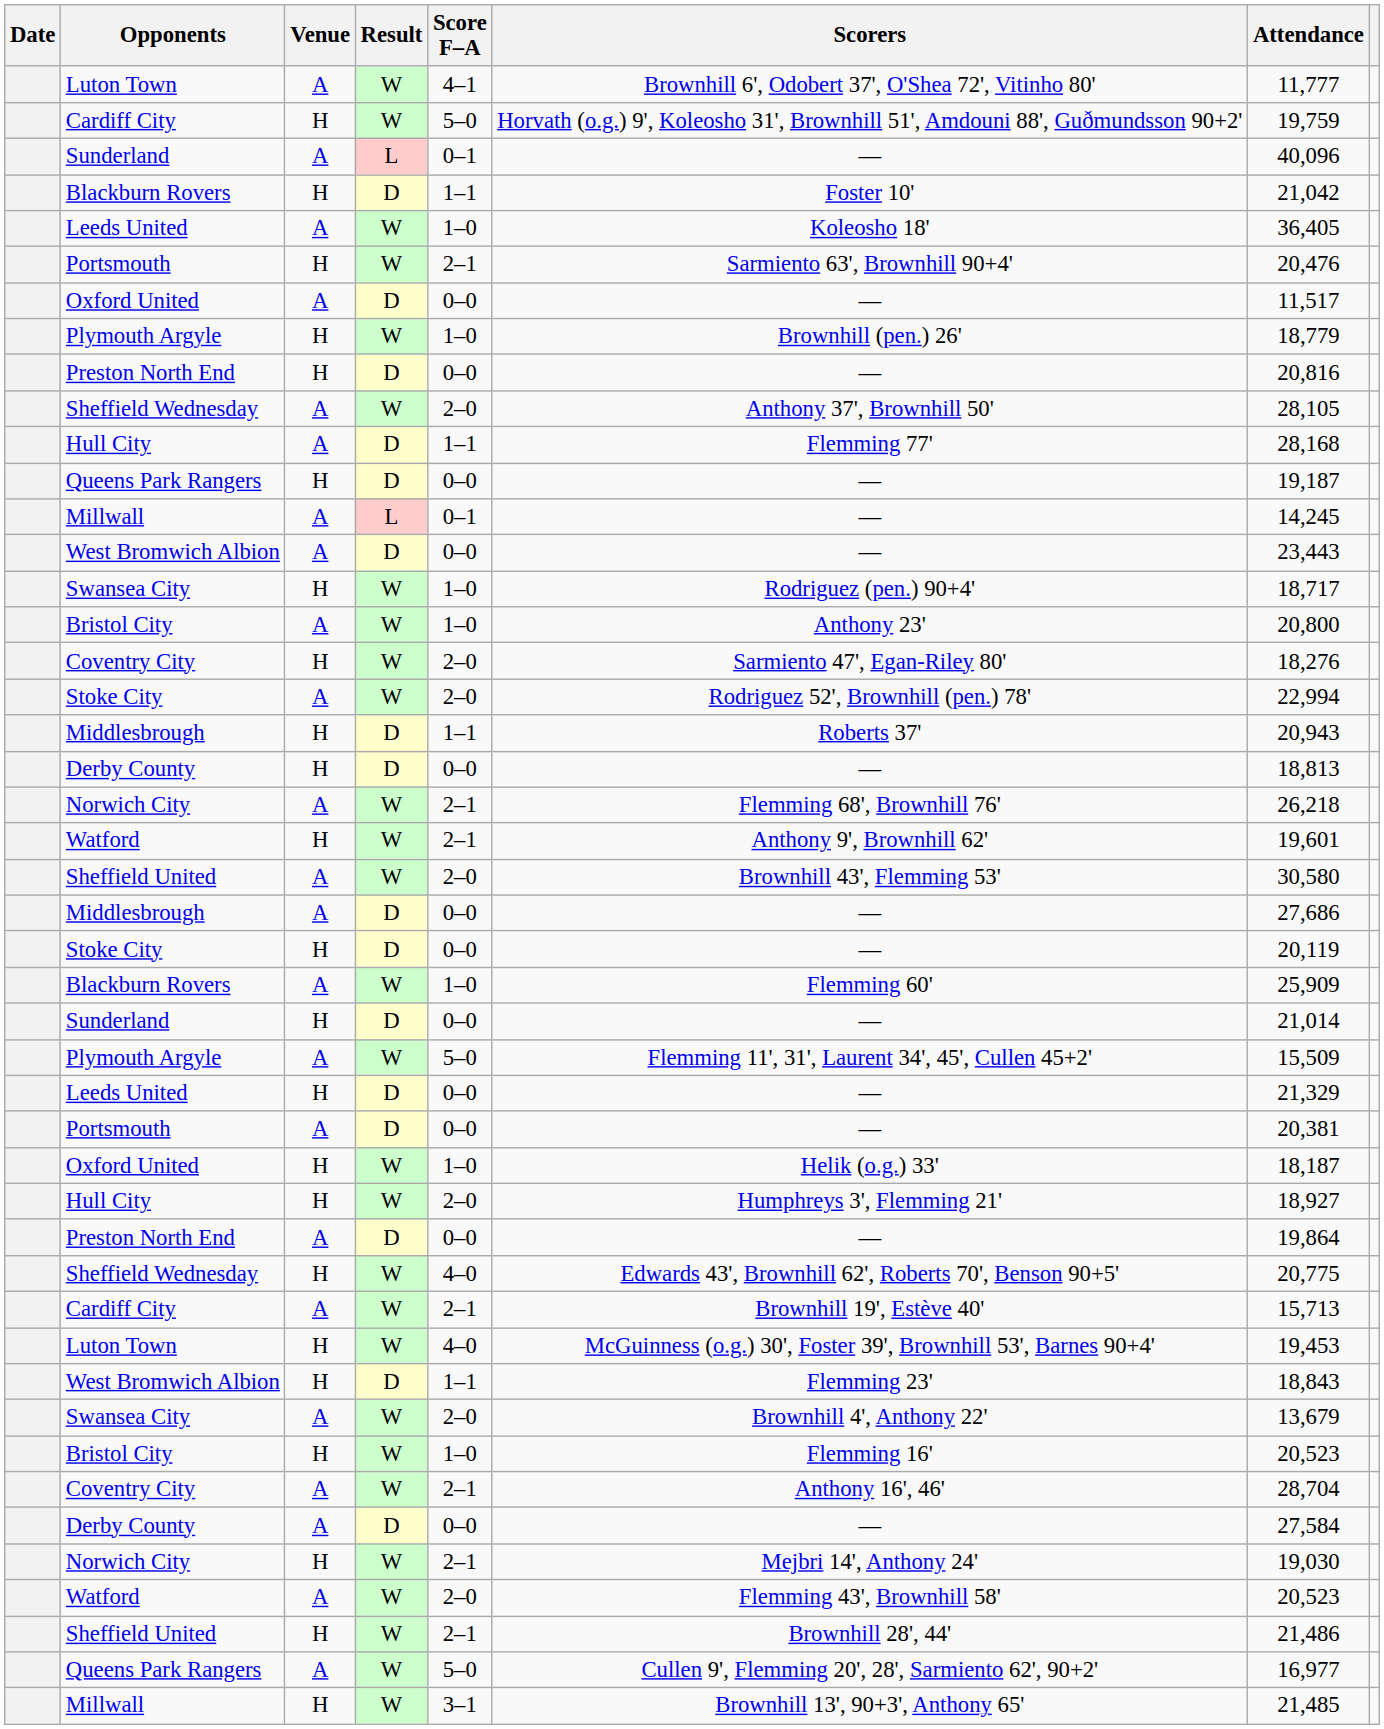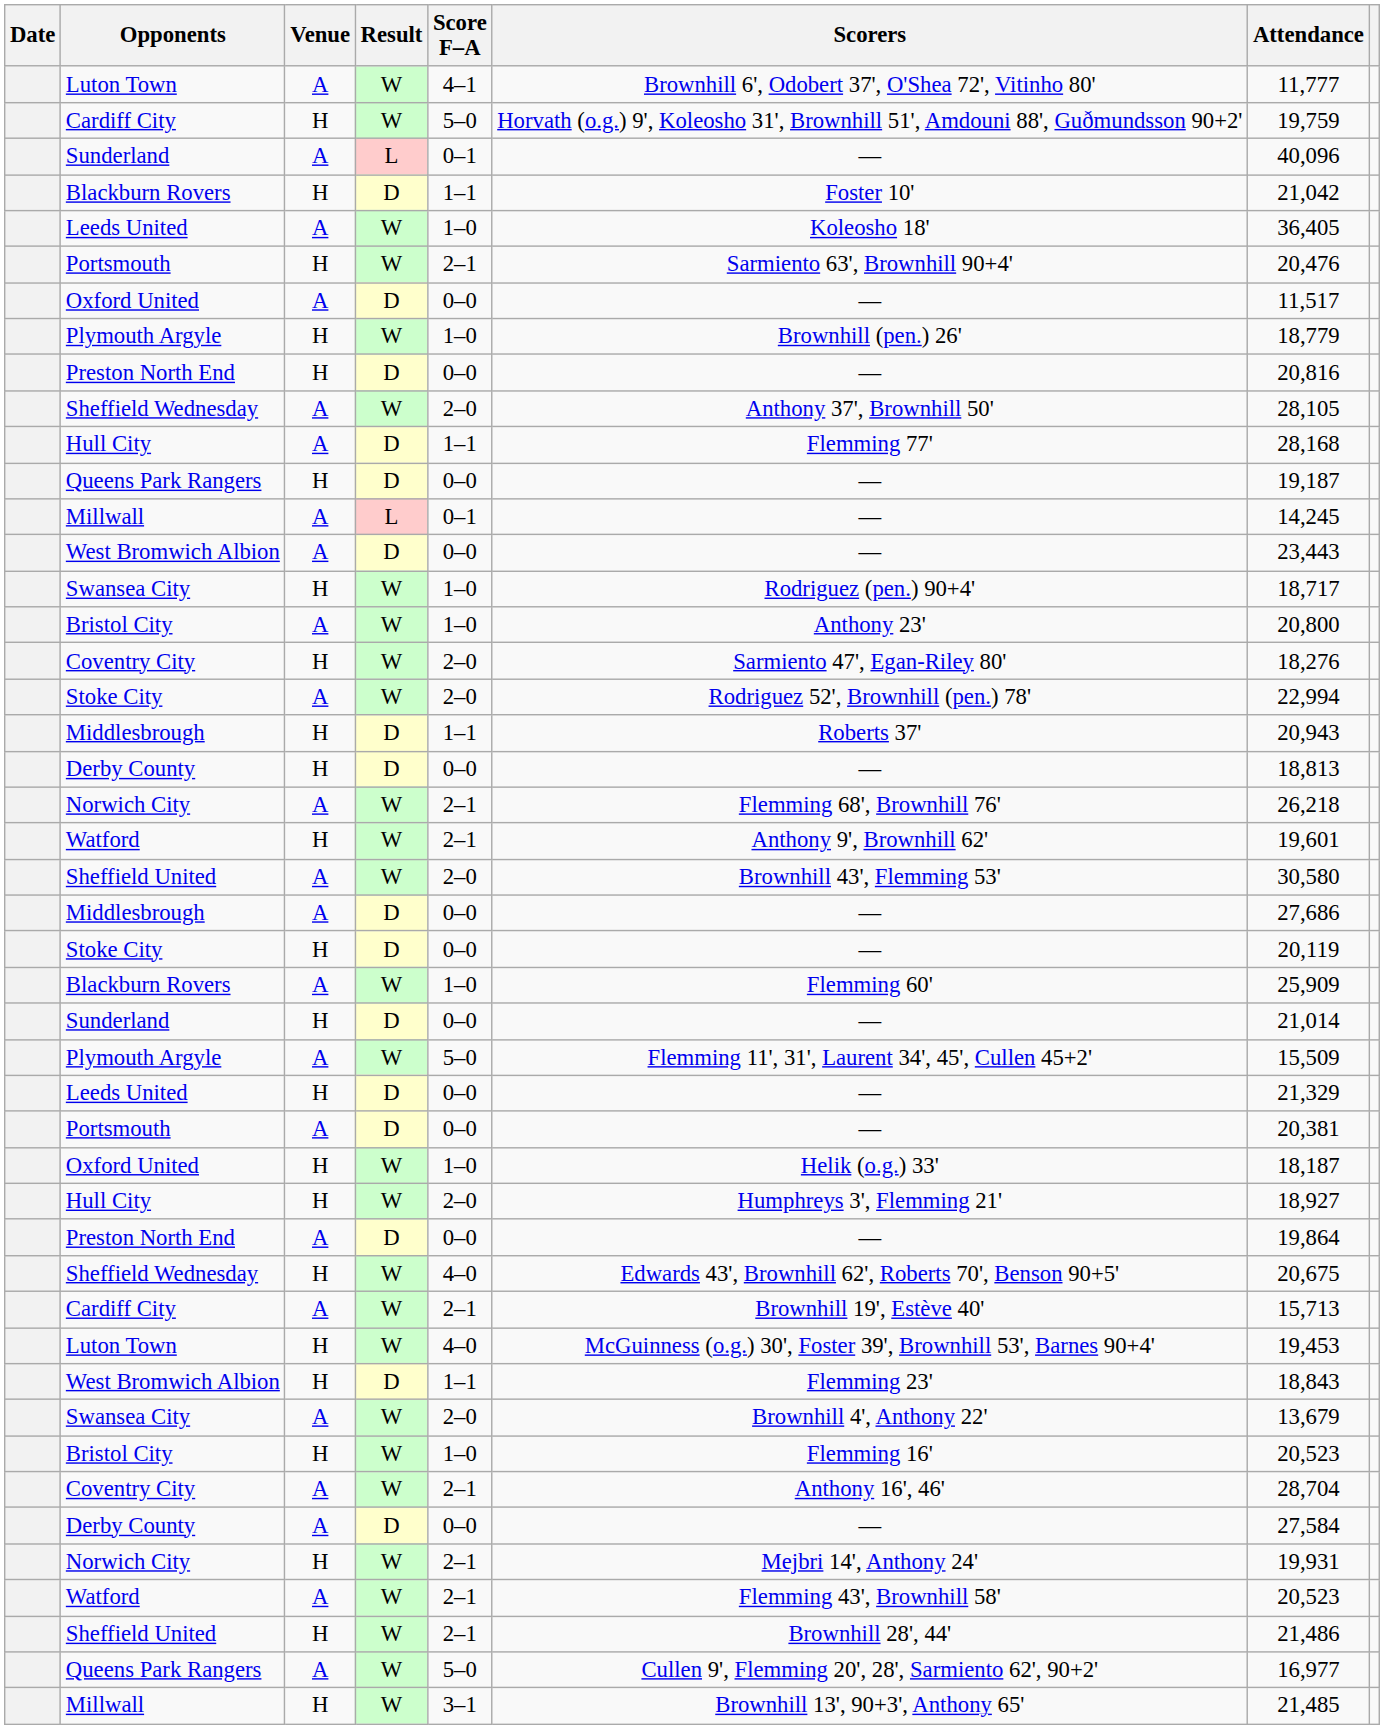(1308, 1273) 20,775 -> (1308, 1273) 20,675
(1308, 1561) 19,030 -> (1308, 1561) 19,931
(460, 1597) 2–0 -> (460, 1597) 2–1
